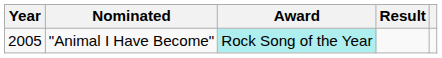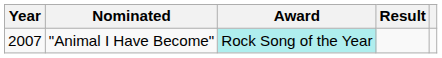(25, 40) 2005 -> (25, 40) 2007
